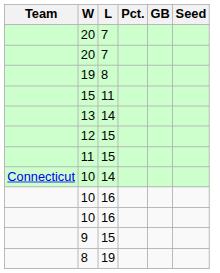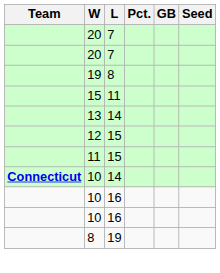(41, 177) normal -> (44, 177) bold
- row: (84, 237)
